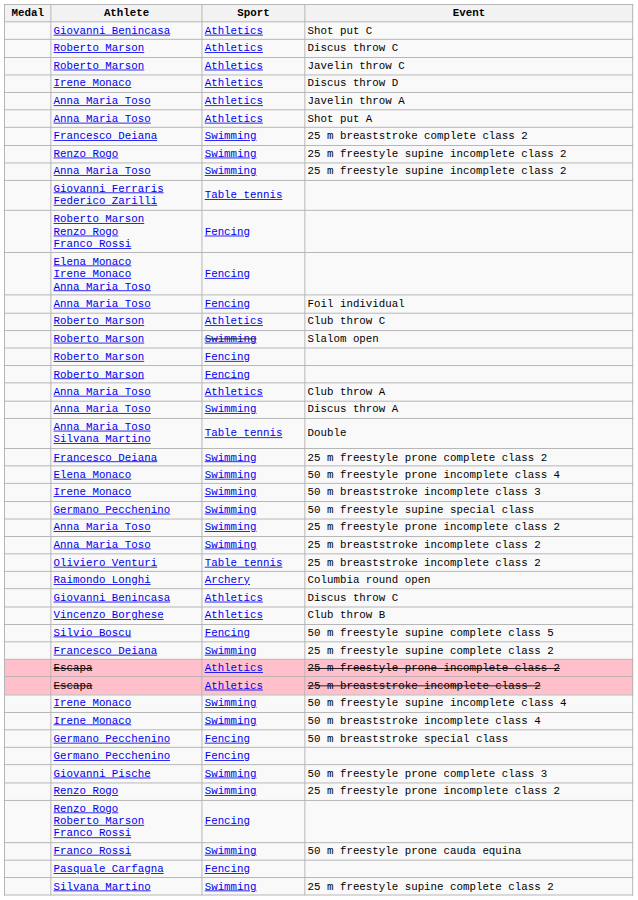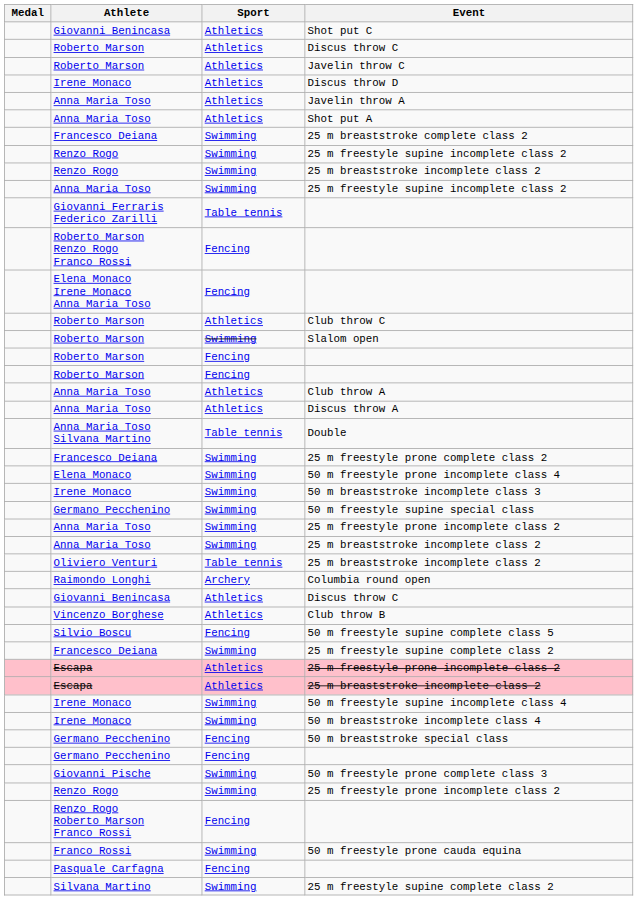+ row: (86, 171)
- row: (102, 304)
(231, 410) Swimming -> (234, 410) Athletics
